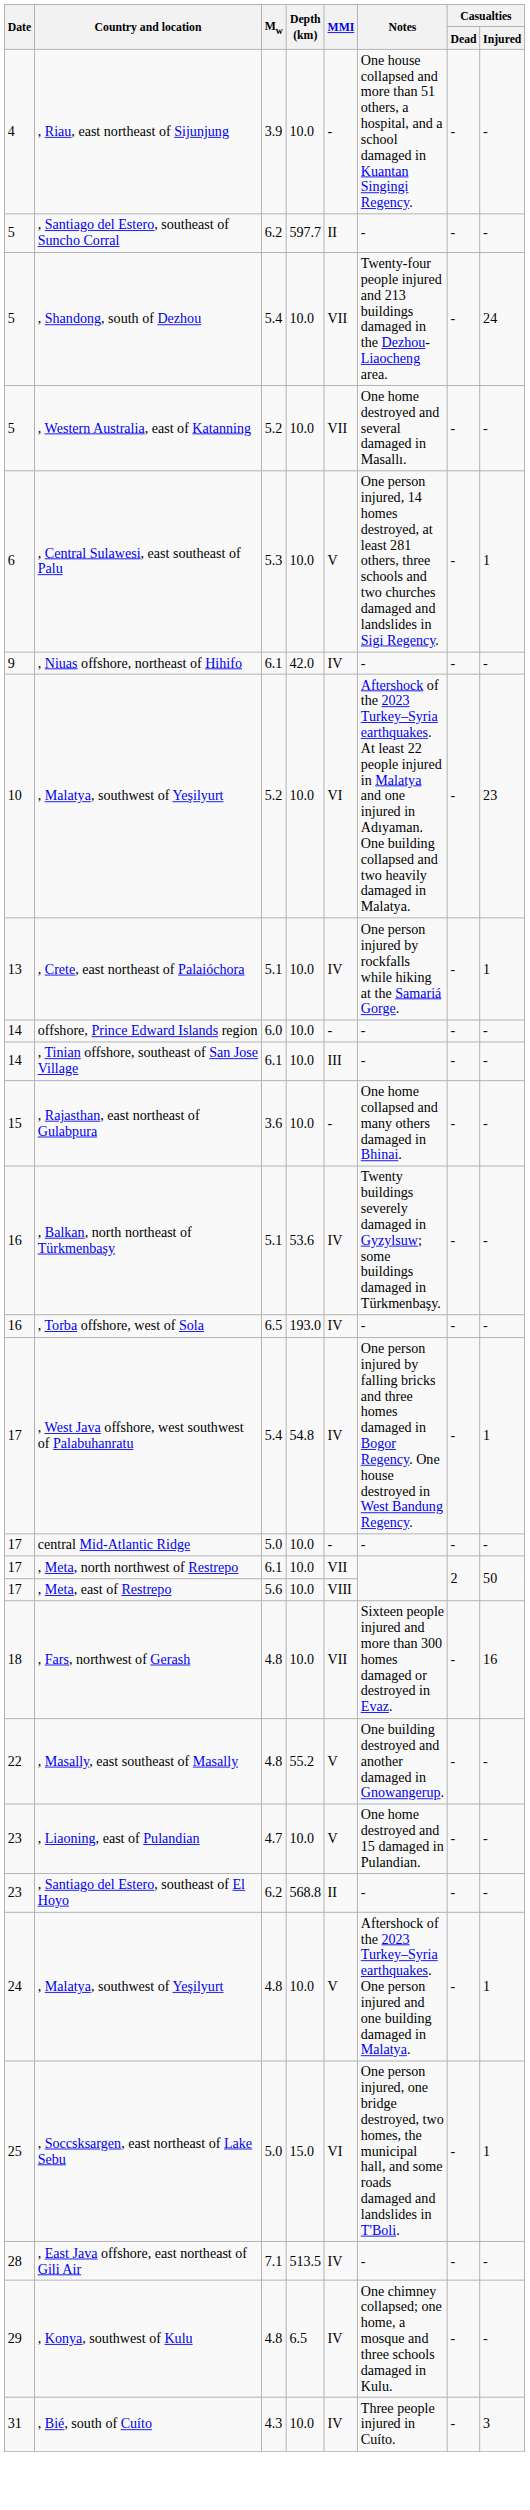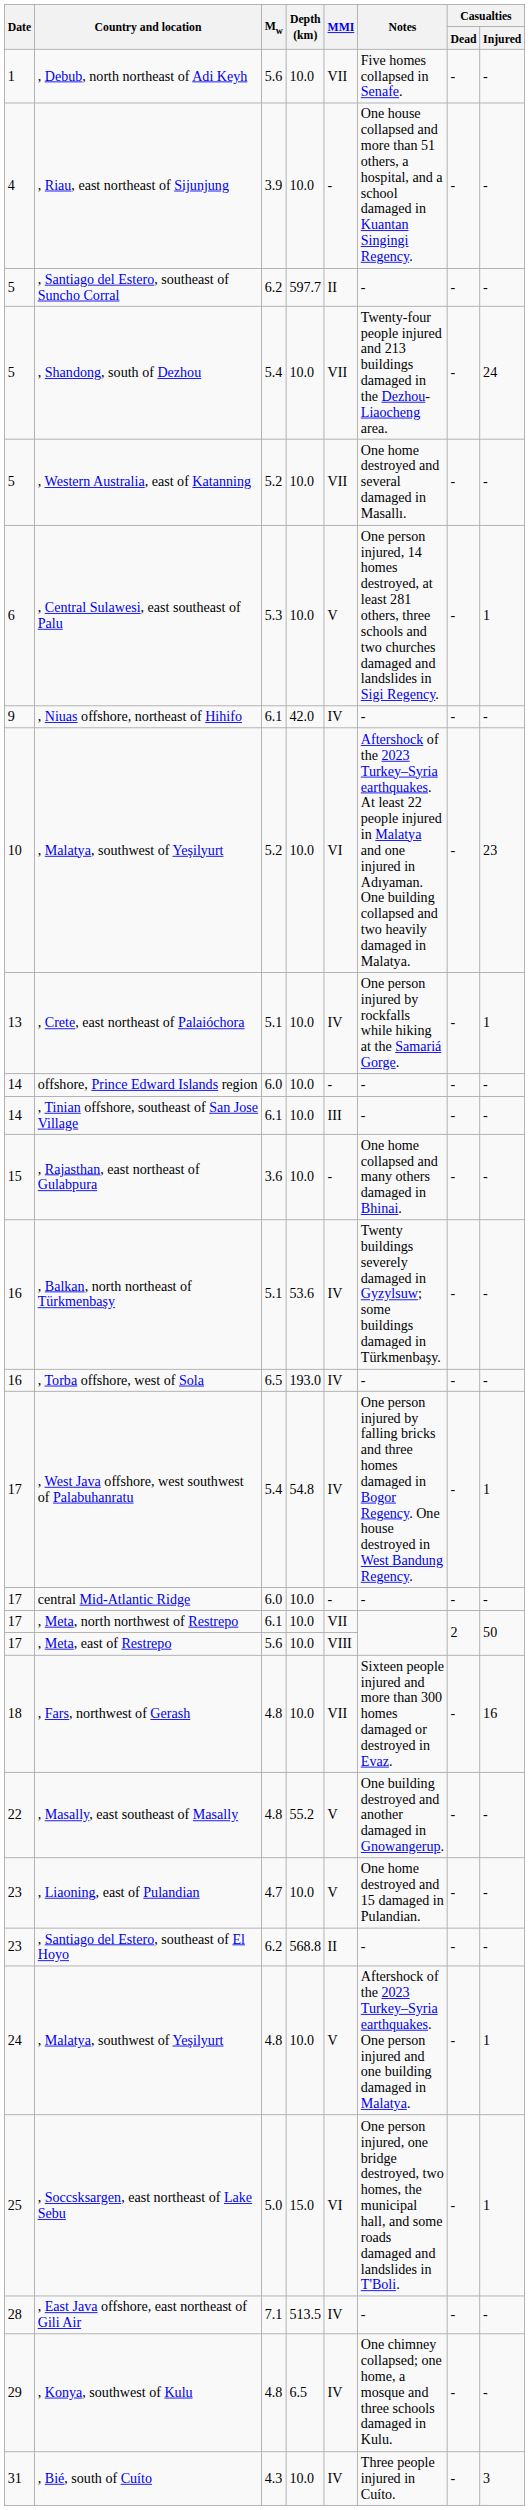+ row: (11, 76)
(274, 1545) 5.0 -> (274, 1599) 6.0
